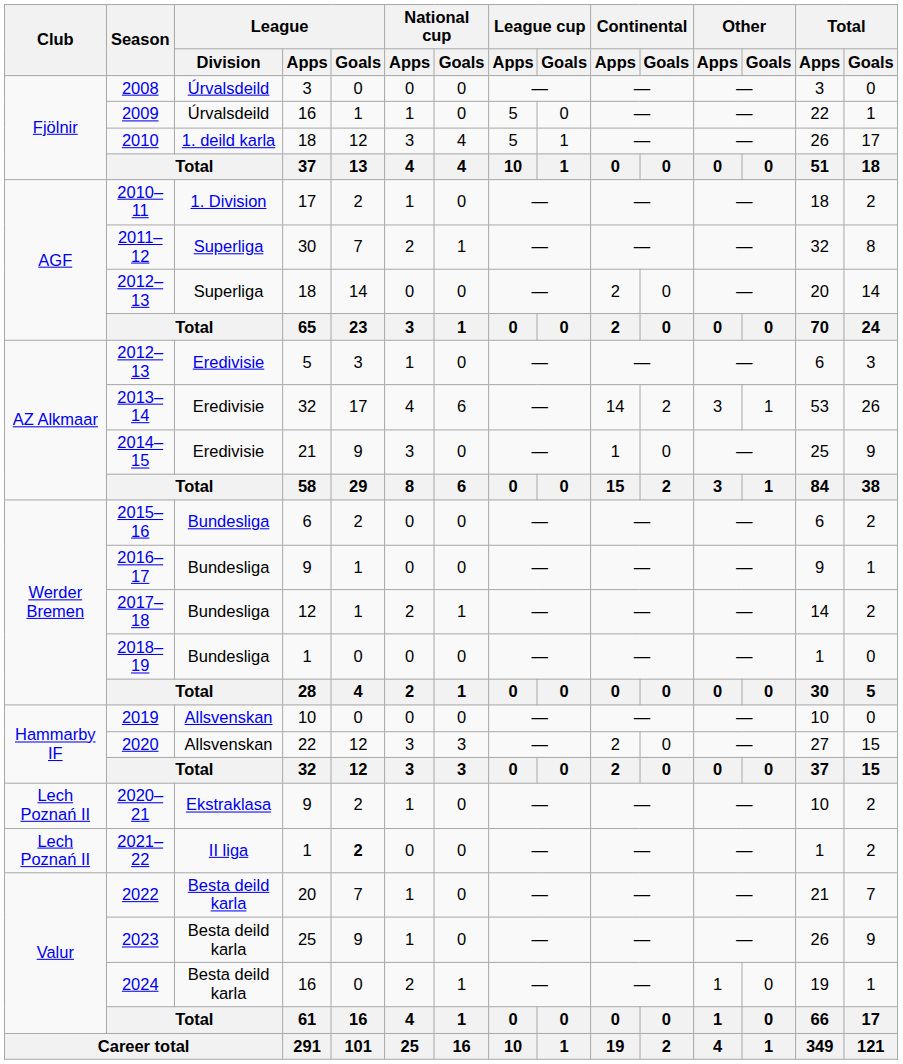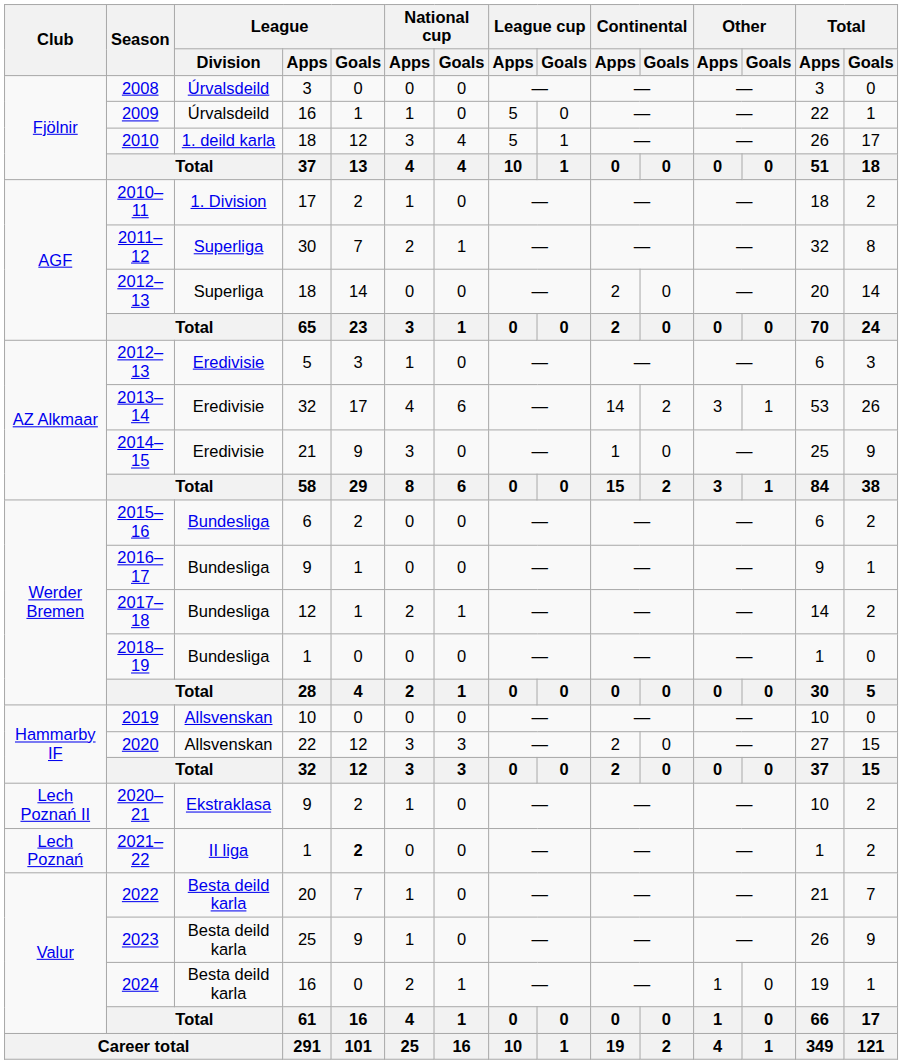(55, 850) Lech Poznań II -> (55, 850) Lech Poznań
